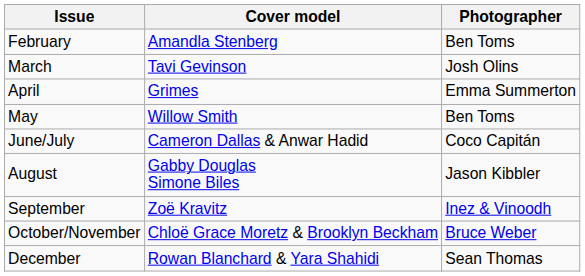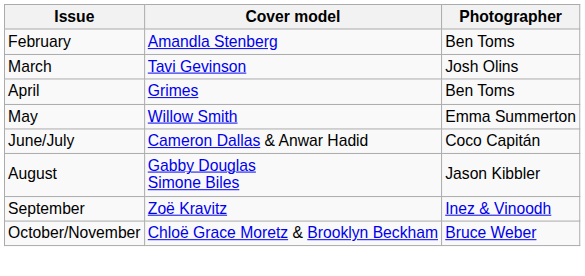(511, 91) Emma Summerton -> (480, 91) Ben Toms
(480, 116) Ben Toms -> (511, 116) Emma Summerton
- row: (44, 258)
